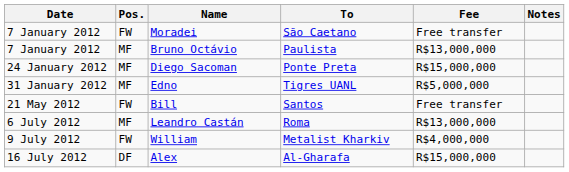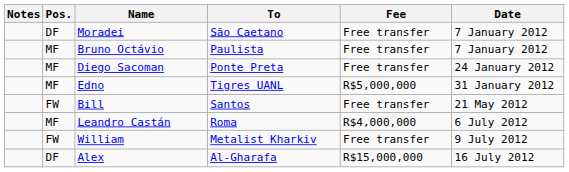columns swapped: (60, 13) <-> (544, 13)
(125, 31) FW -> (52, 31) DF
(456, 49) R$13,000,000 -> (386, 49) Free transfer
(456, 68) R$15,000,000 -> (386, 68) Free transfer
(456, 122) R$13,000,000 -> (380, 122) R$4,000,000
(453, 140) R$4,000,000 -> (386, 140) Free transfer
